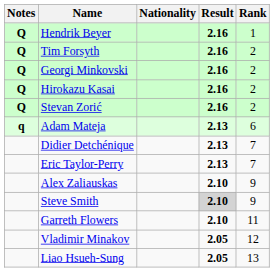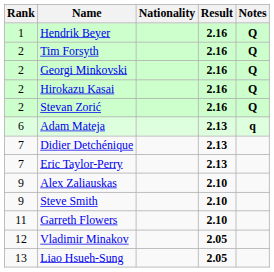columns swapped: (253, 13) <-> (21, 13)
(217, 201) lightgrey background -> (217, 201) no background
